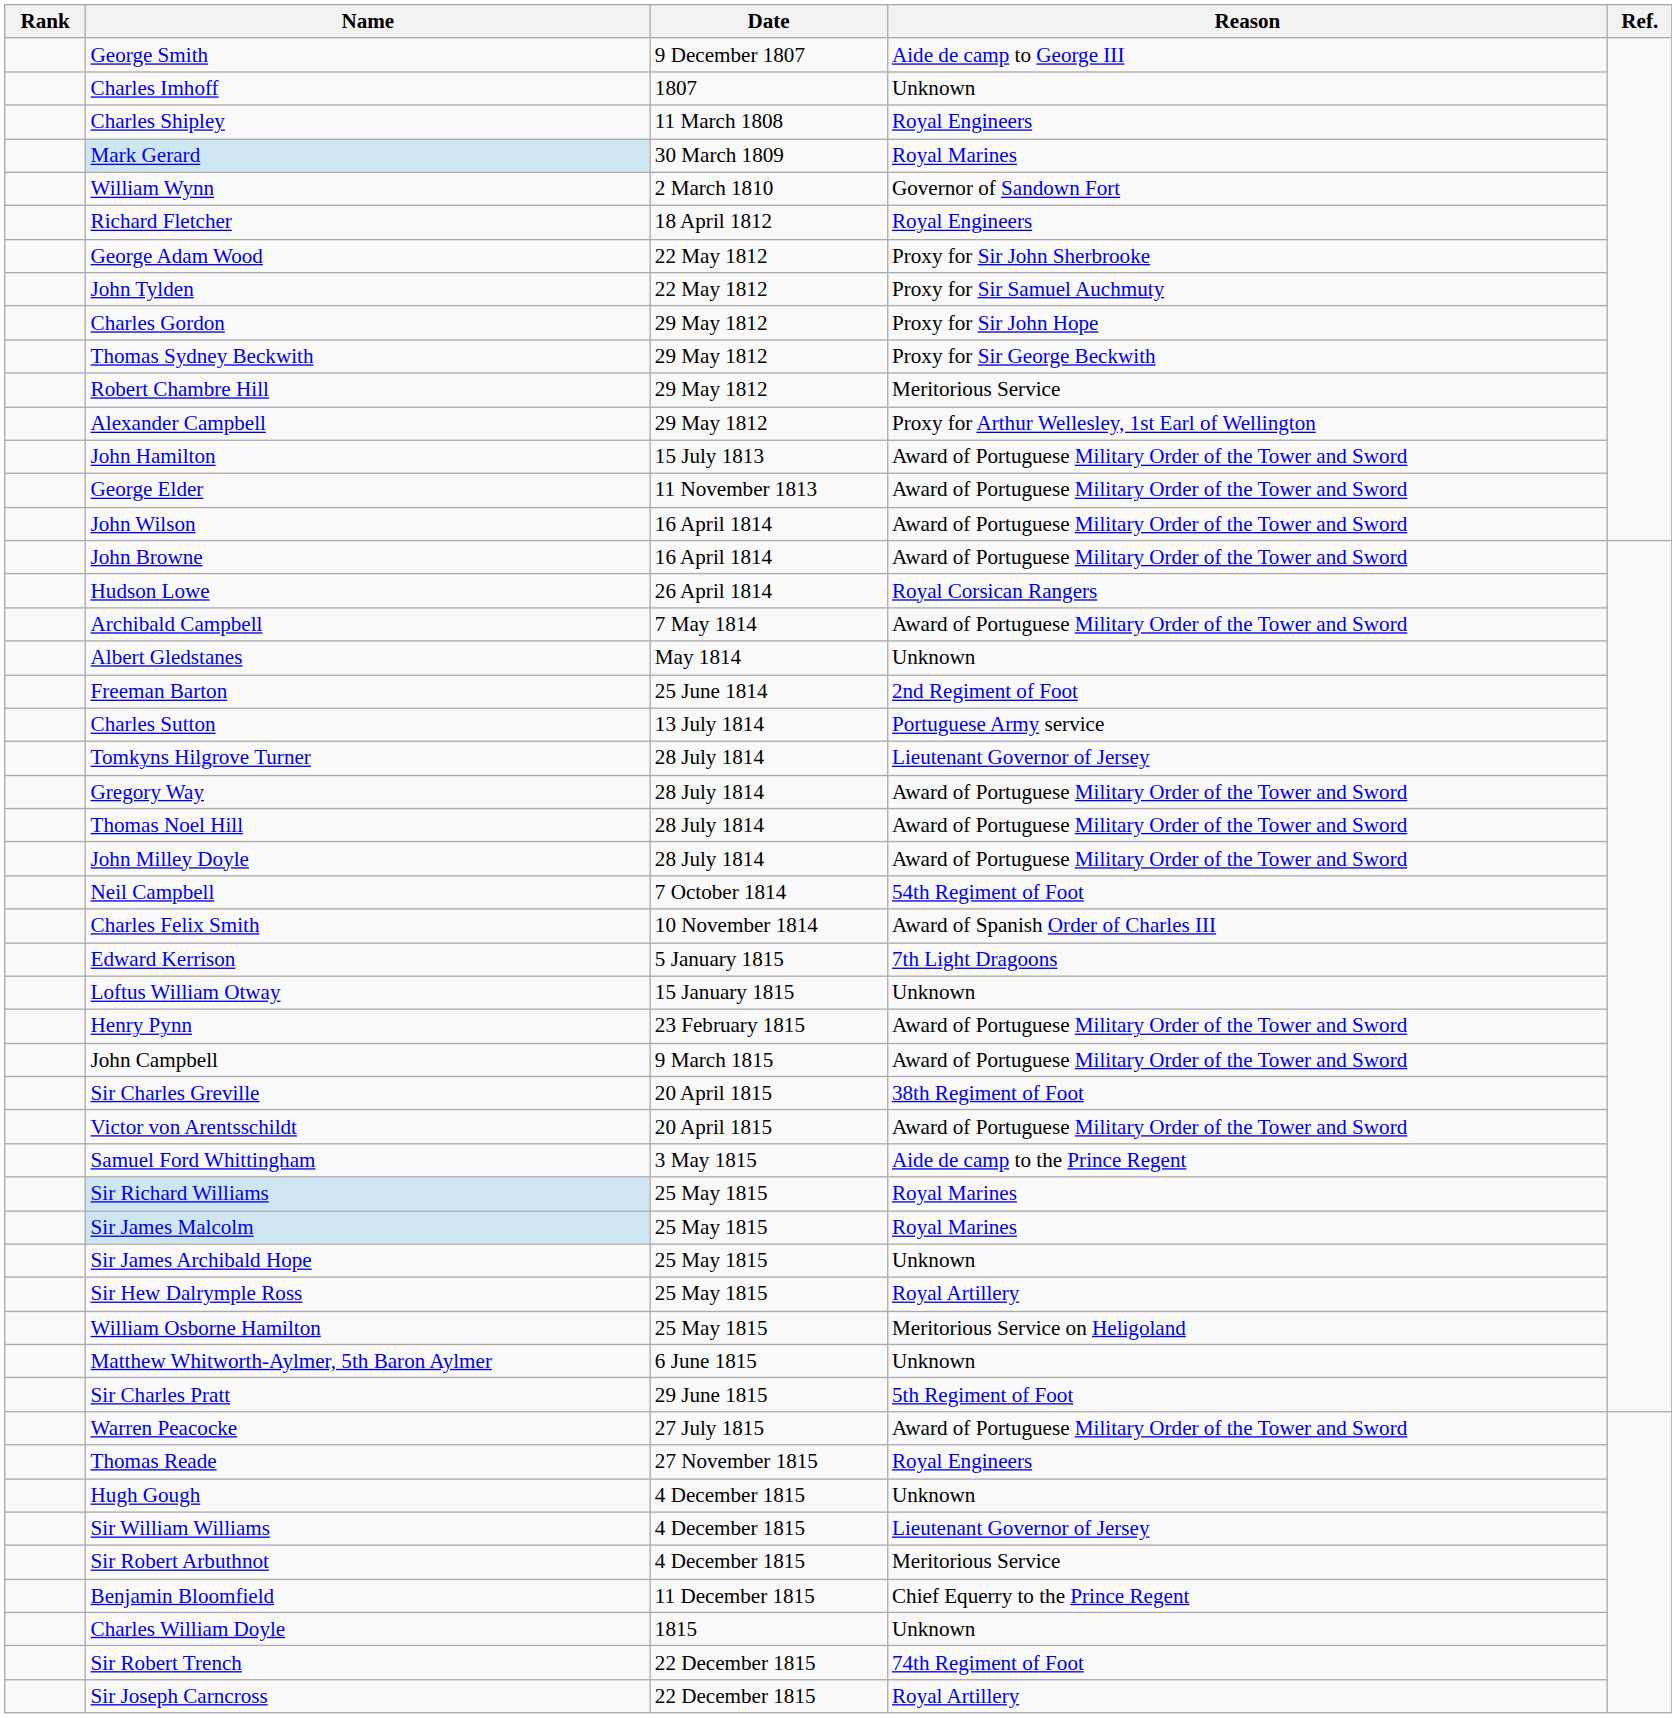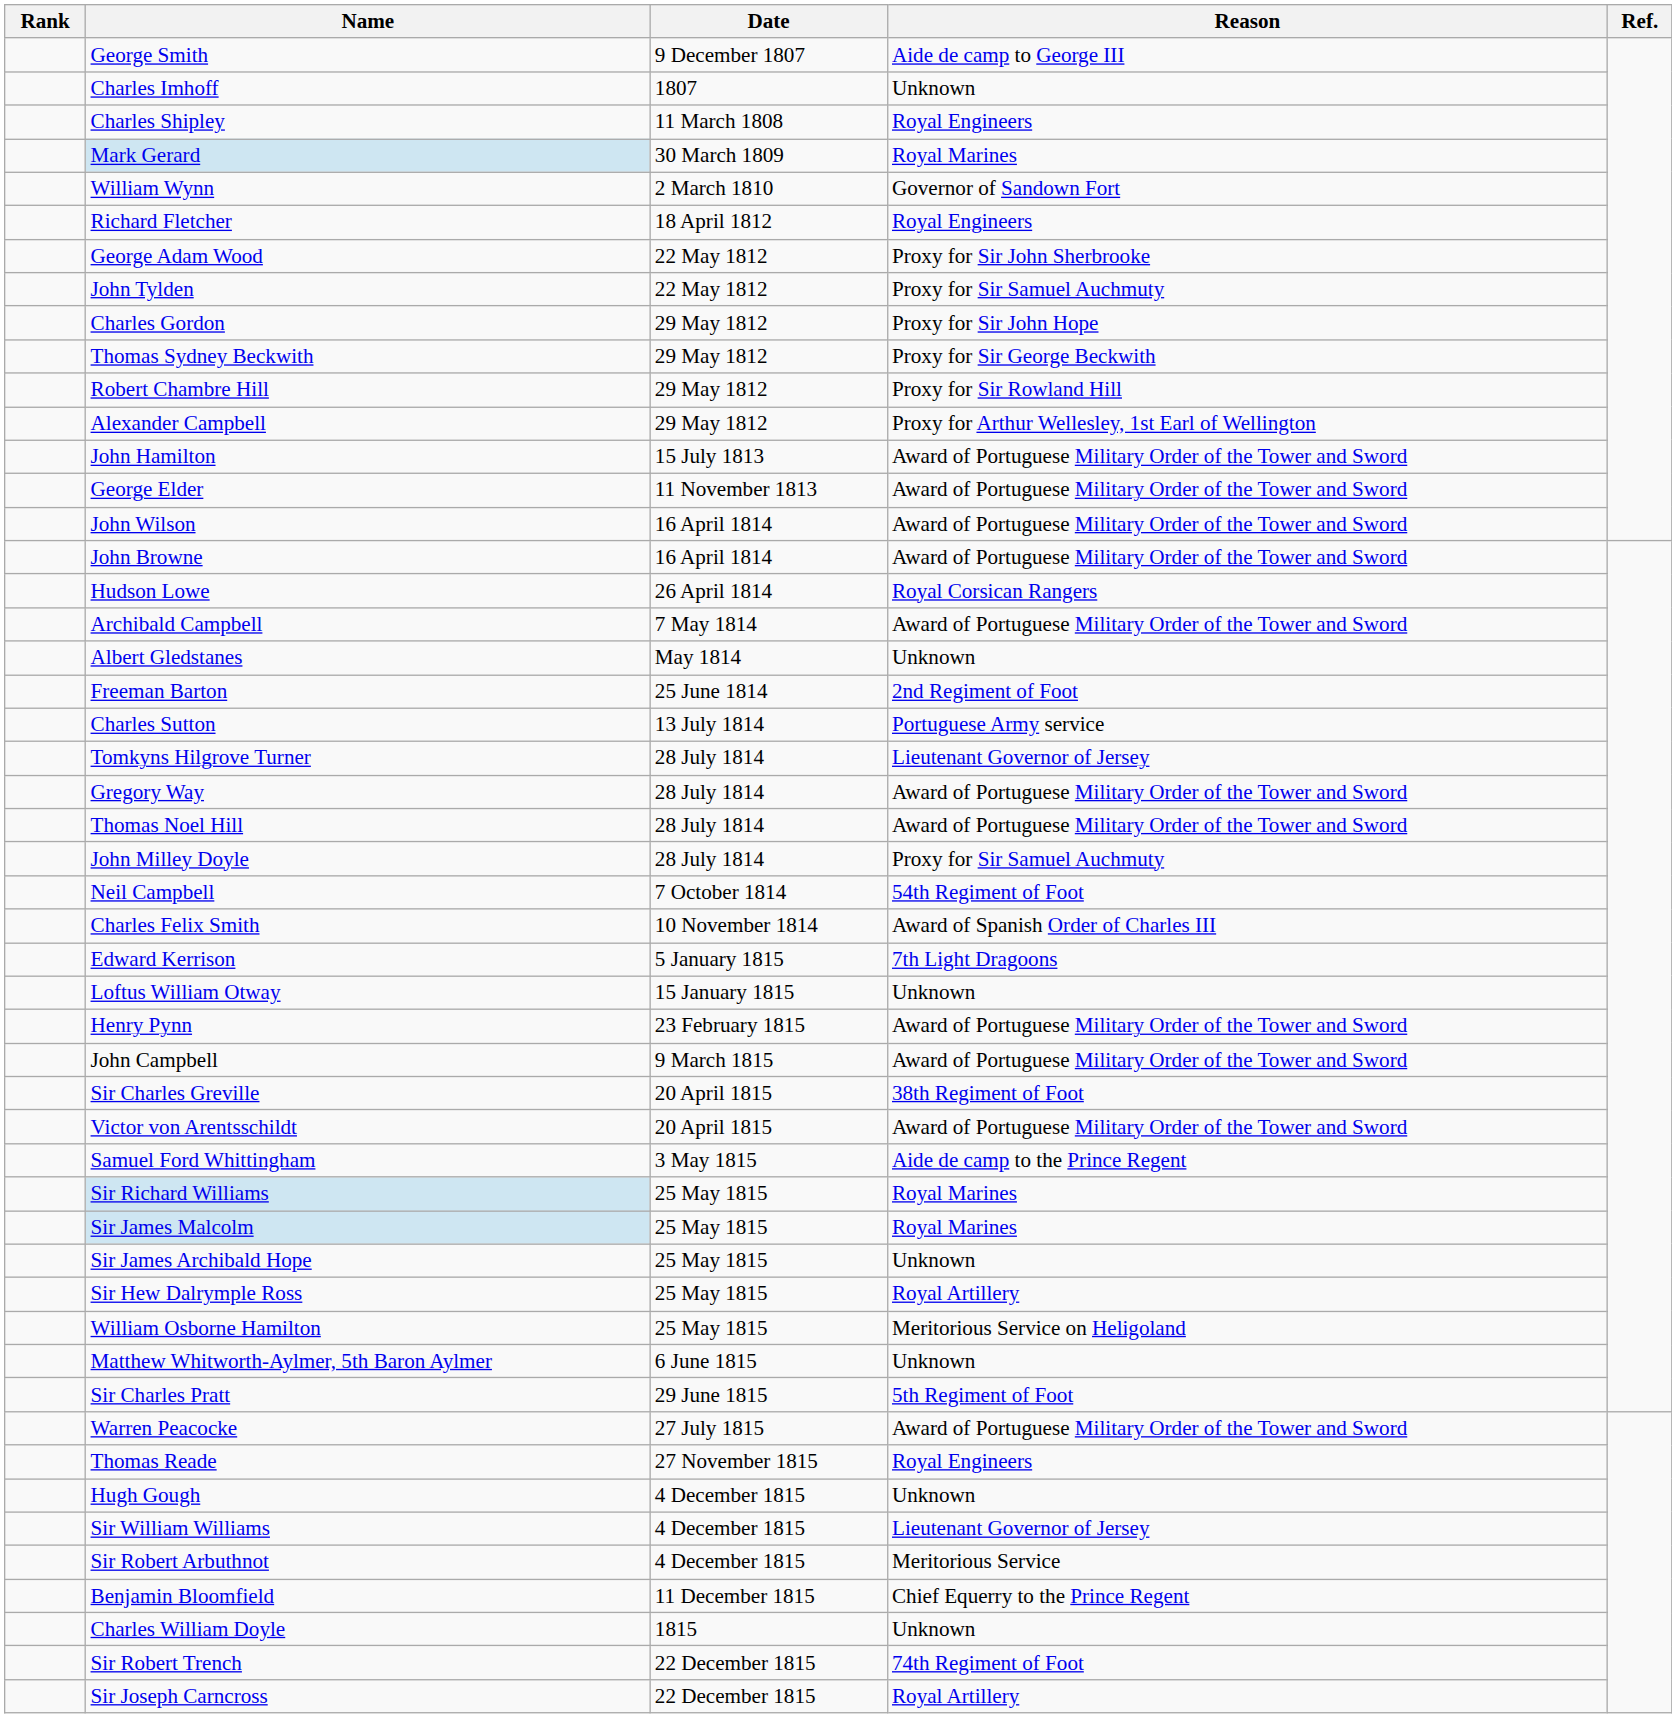(976, 389) Meritorious Service -> (1007, 389) Proxy for Sir Rowland Hill
(1150, 858) Award of Portuguese Military Order of the Tower and Sword -> (1028, 858) Proxy for Sir Samuel Auchmuty
